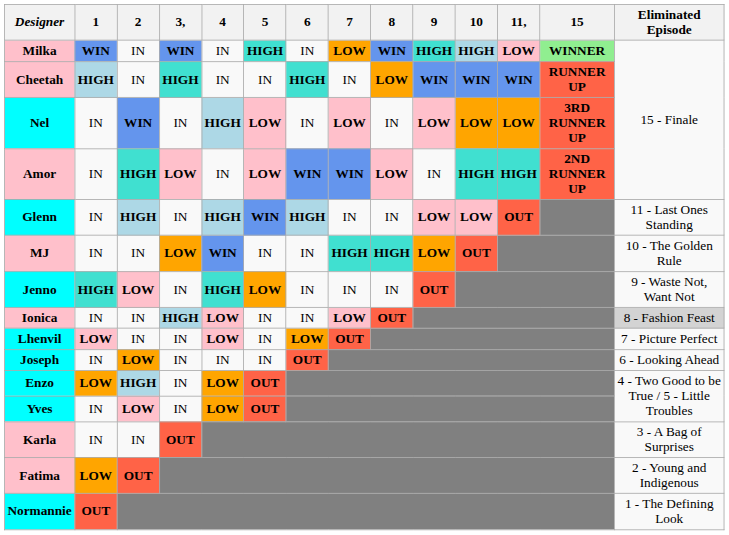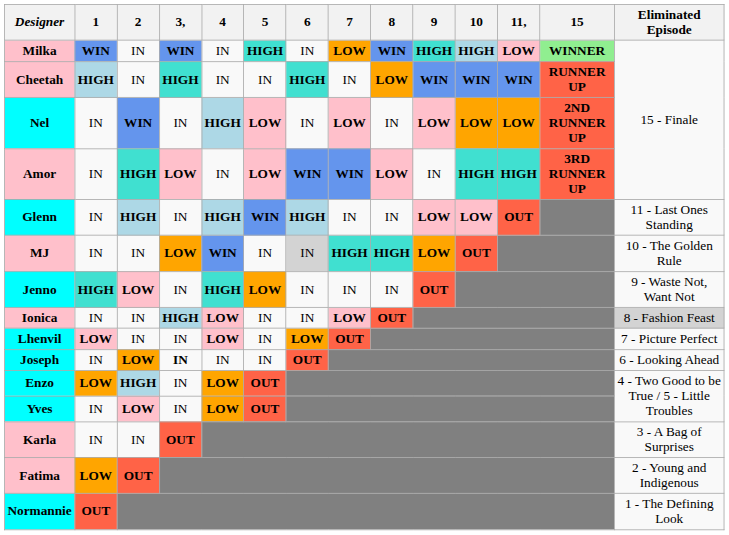(577, 123) 3RD RUNNER UP -> (577, 123) 2ND RUNNER UP
(577, 173) 2ND RUNNER UP -> (577, 173) 3RD RUNNER UP
(307, 253) no background -> (307, 253) lightgrey background
(180, 360) normal -> (180, 360) bold
